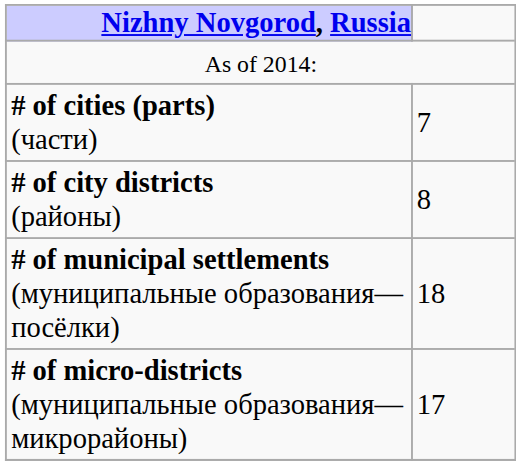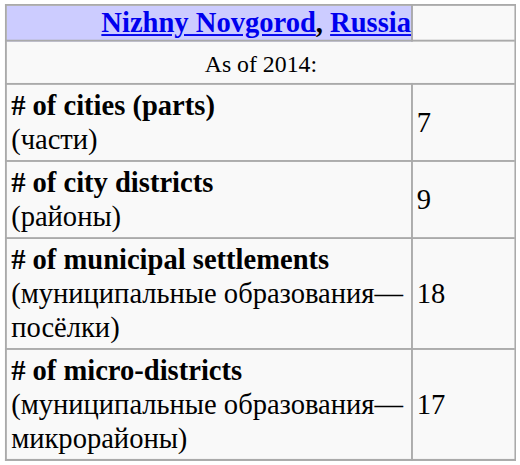(424, 199) 8 -> (424, 199) 9
